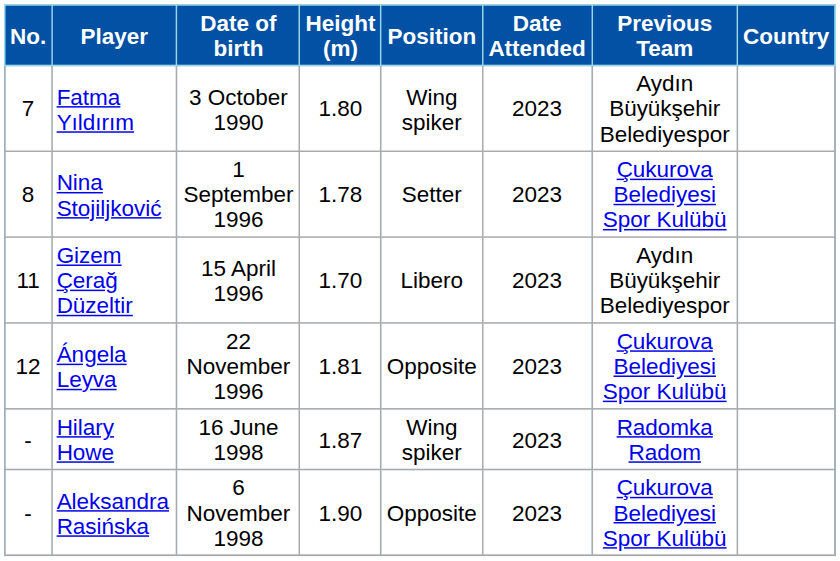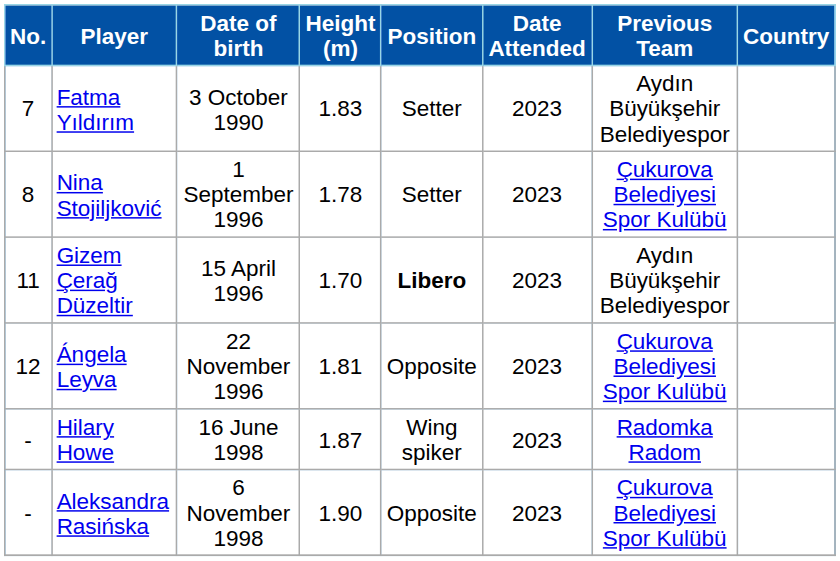(340, 109) 1.80 -> (340, 109) 1.83
(432, 109) Wing spiker -> (432, 109) Setter
(432, 281) normal -> (432, 281) bold
